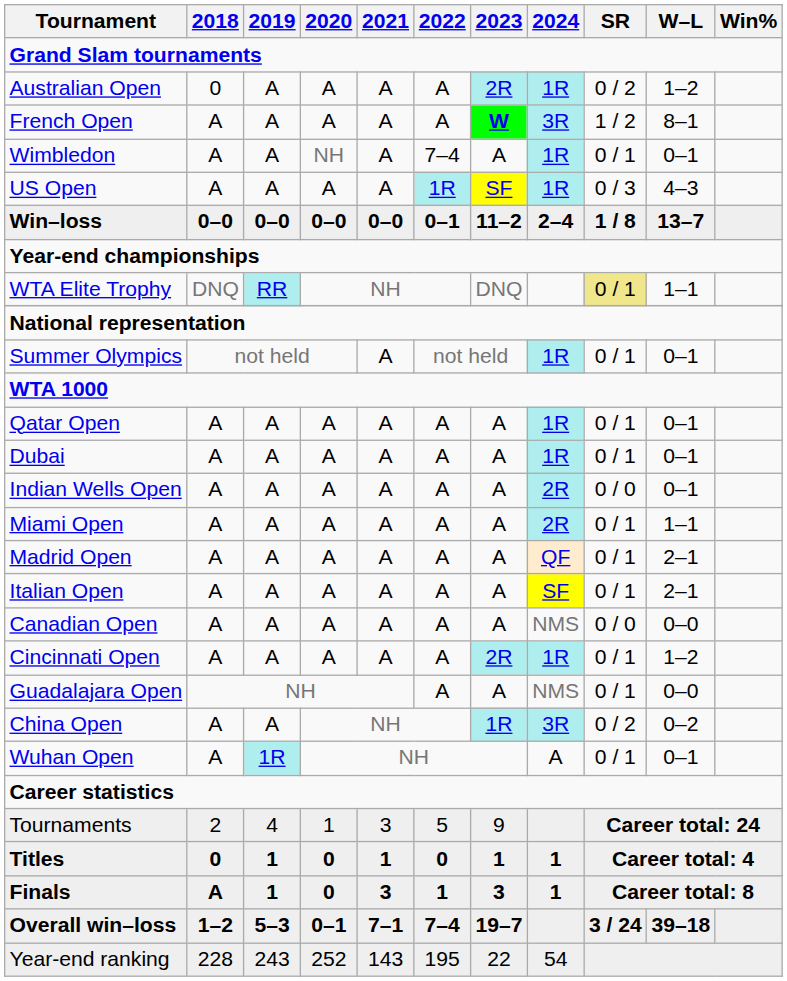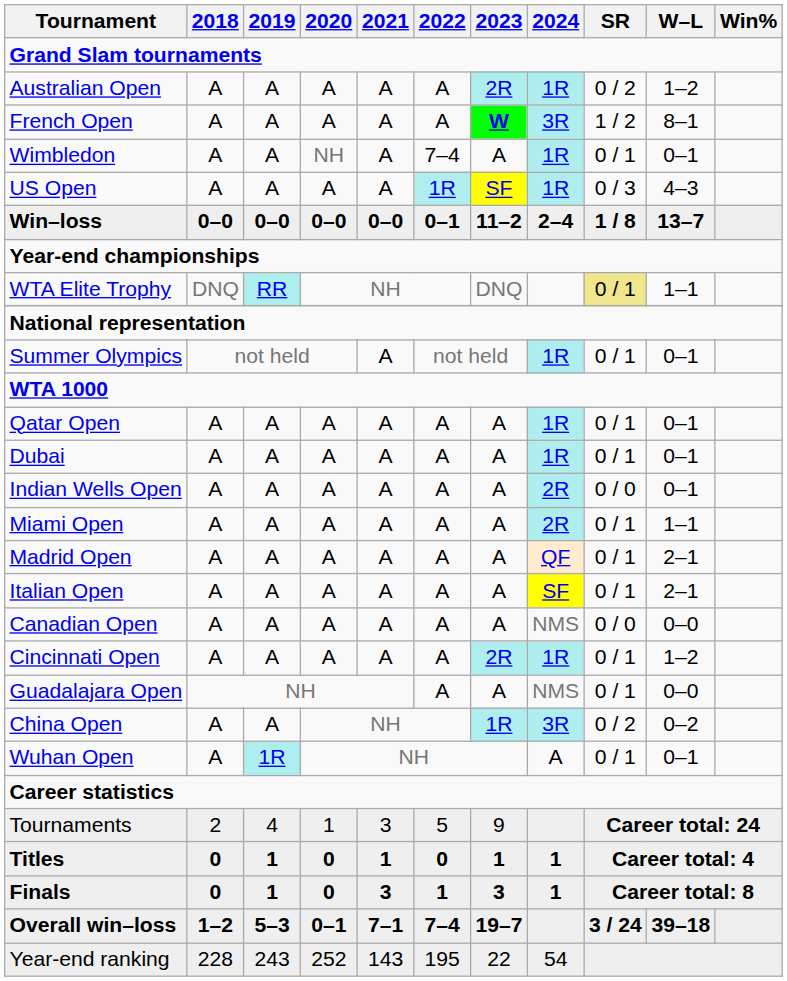(215, 88) 0 -> (215, 88) A
(215, 892) A -> (215, 892) 0
